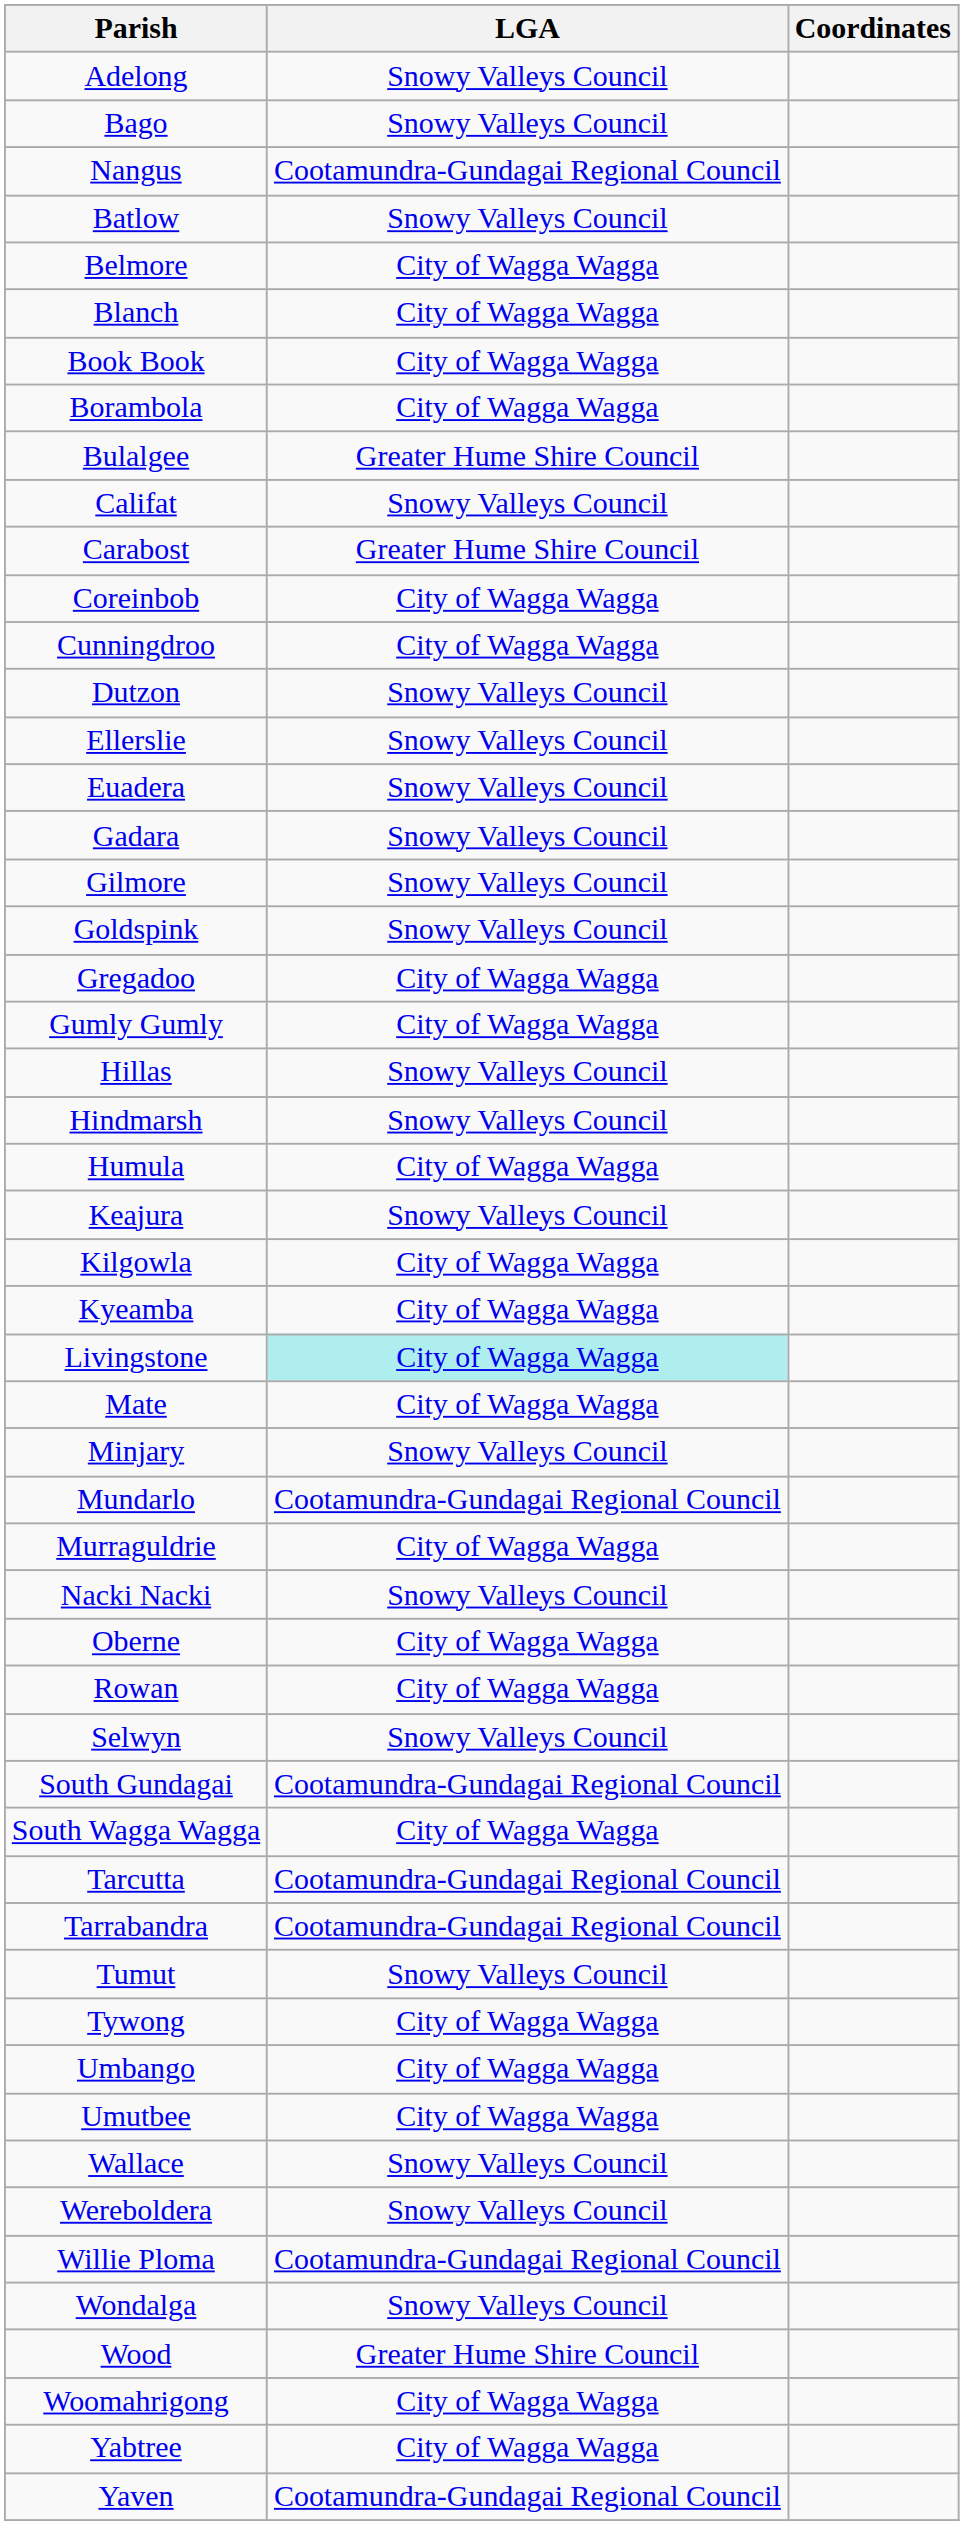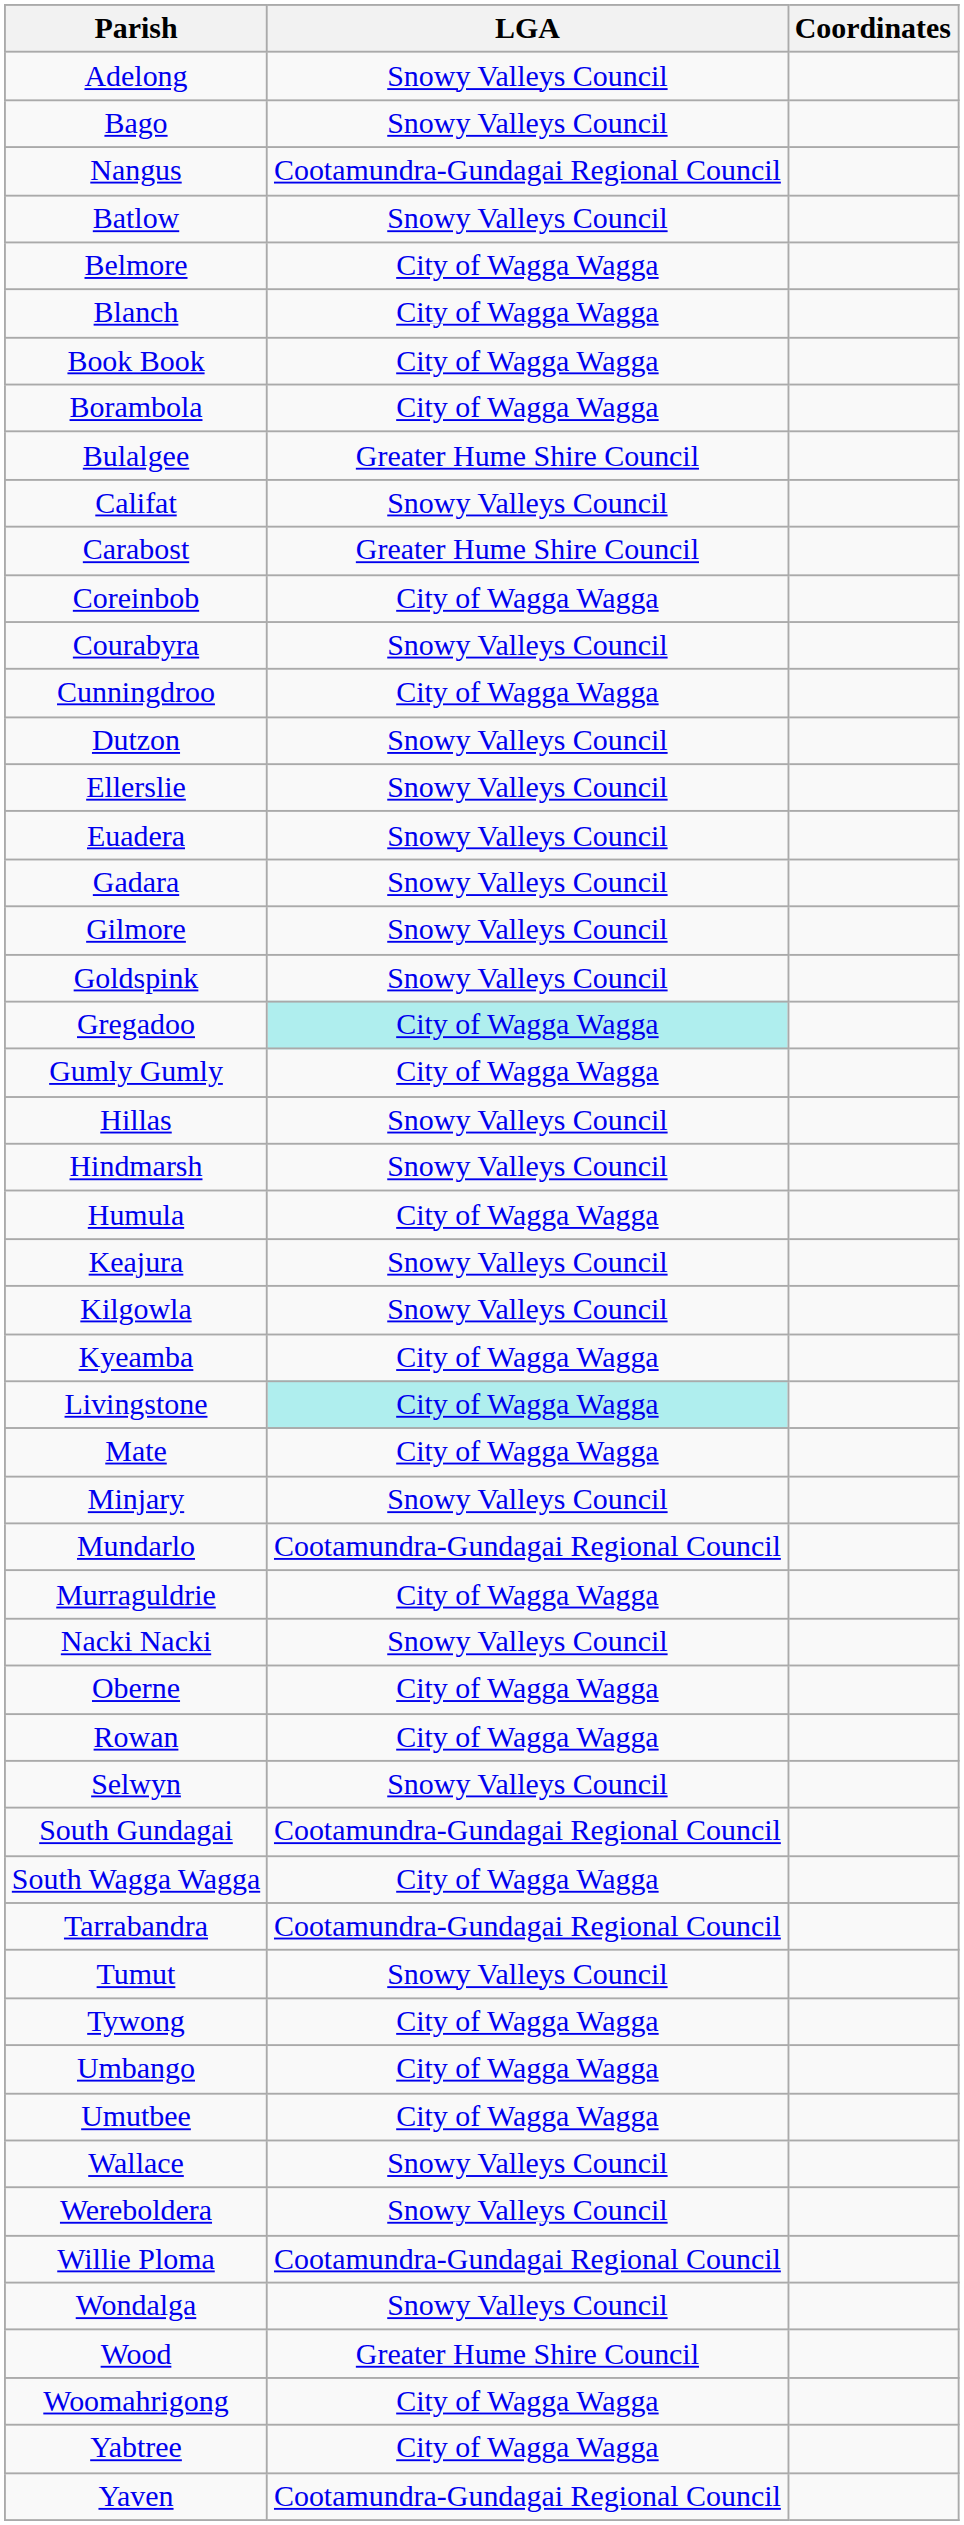+ row: (136, 645)
(527, 977) no background -> (527, 1024) paleturquoise background
(527, 1261) City of Wagga Wagga -> (527, 1309) Snowy Valleys Council
- row: (136, 1878)
